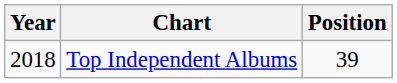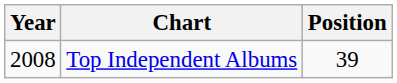(33, 58) 2018 -> (33, 58) 2008
